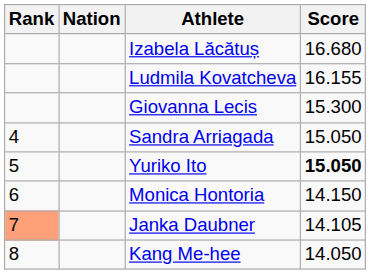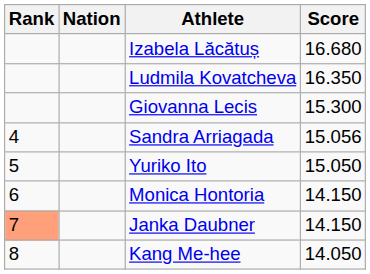(333, 78) 16.155 -> (333, 78) 16.350
(333, 136) 15.050 -> (333, 136) 15.056
(333, 166) bold -> (333, 166) normal
(333, 225) 14.105 -> (333, 225) 14.150
